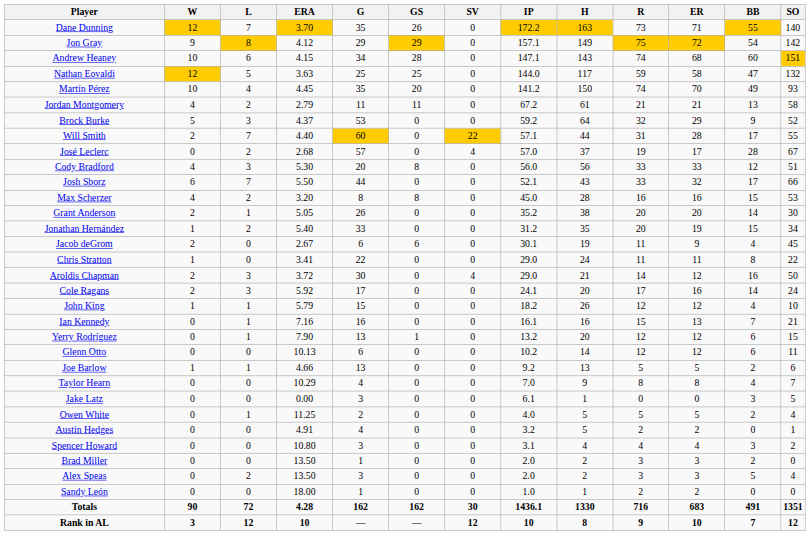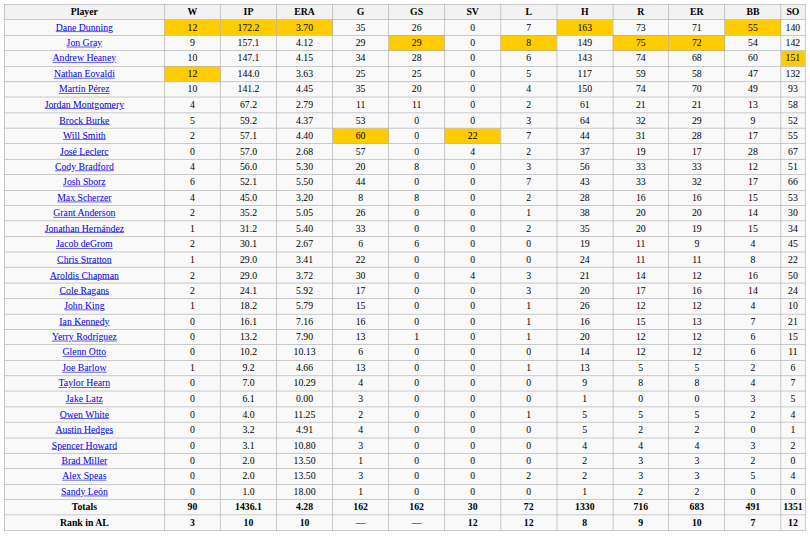columns swapped: (248, 12) <-> (529, 12)
